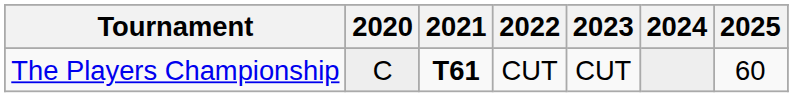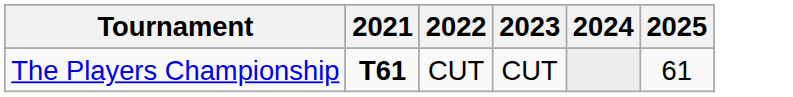- column: (383, 27)
(750, 70) 60 -> (677, 70) 61
